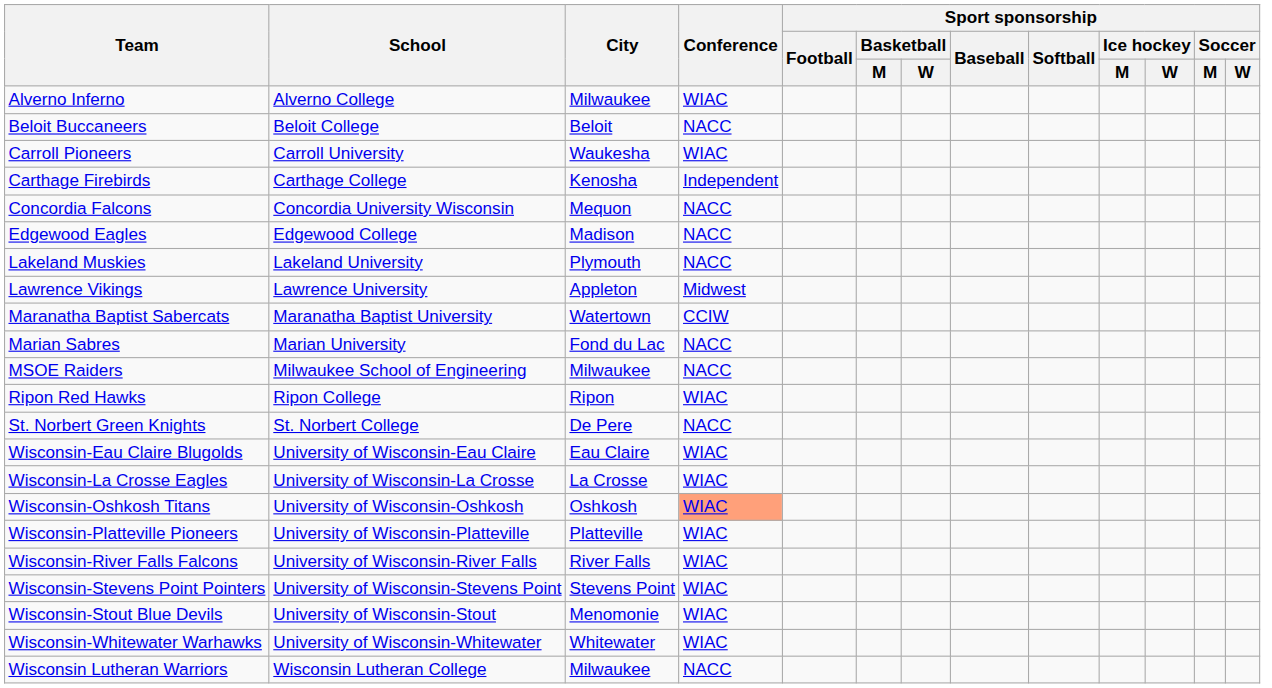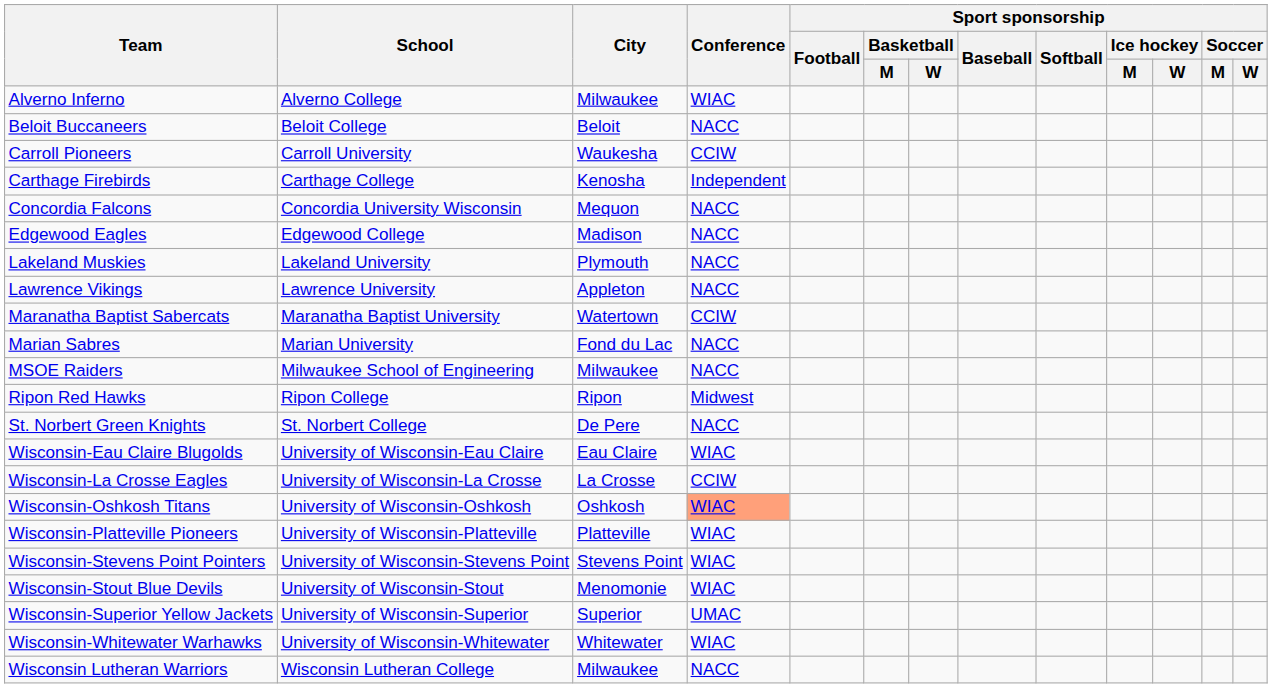(705, 153) WIAC -> (713, 153) CCIW
(714, 289) Midwest -> (715, 289) NACC
(705, 398) WIAC -> (722, 398) Midwest
(705, 479) WIAC -> (713, 479) CCIW
- row: (123, 561)
+ row: (141, 615)
